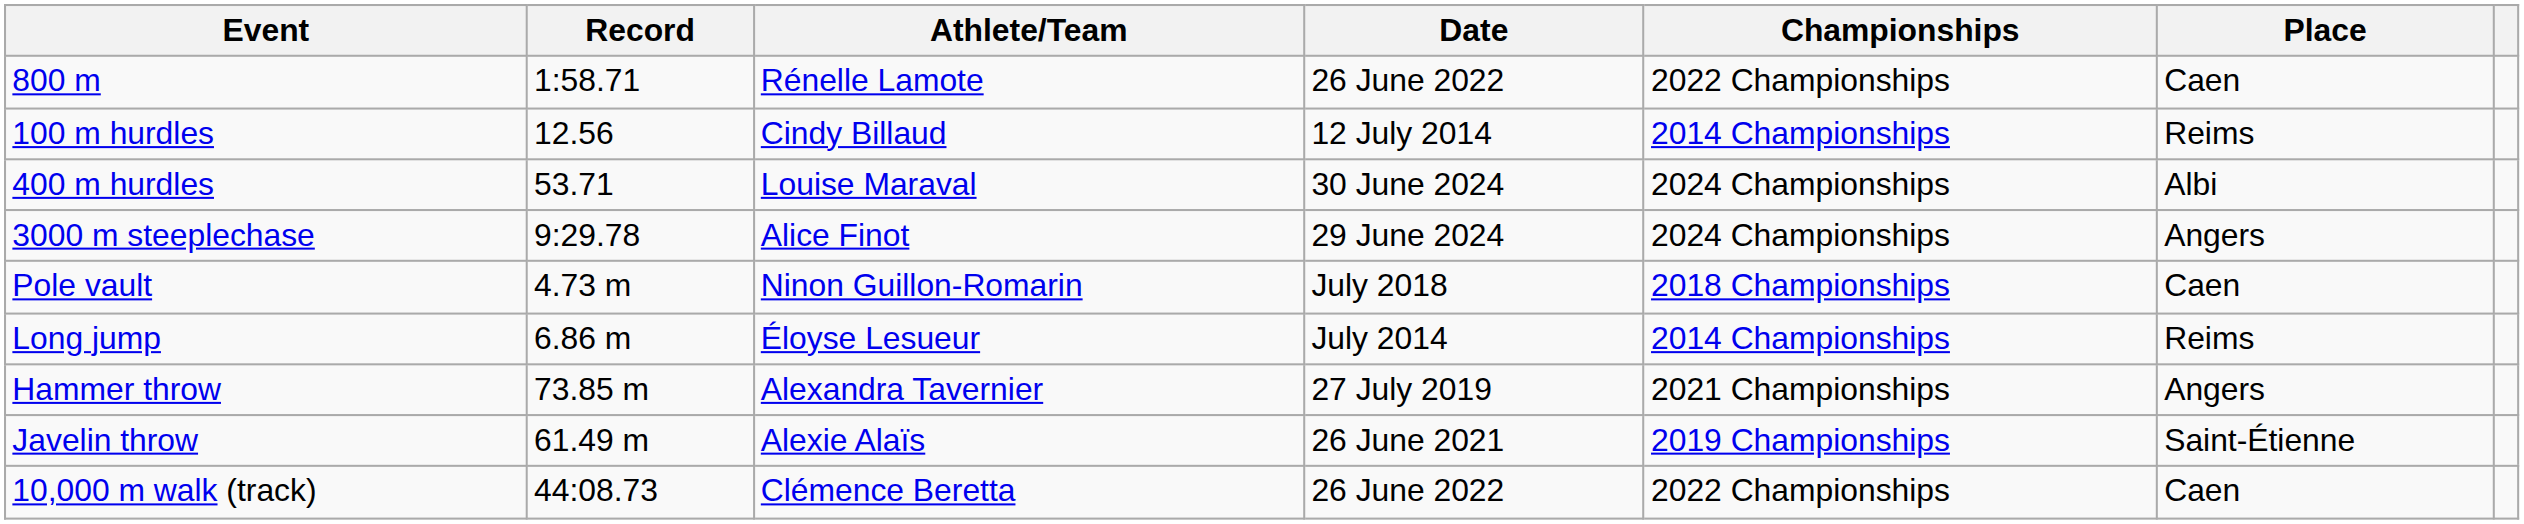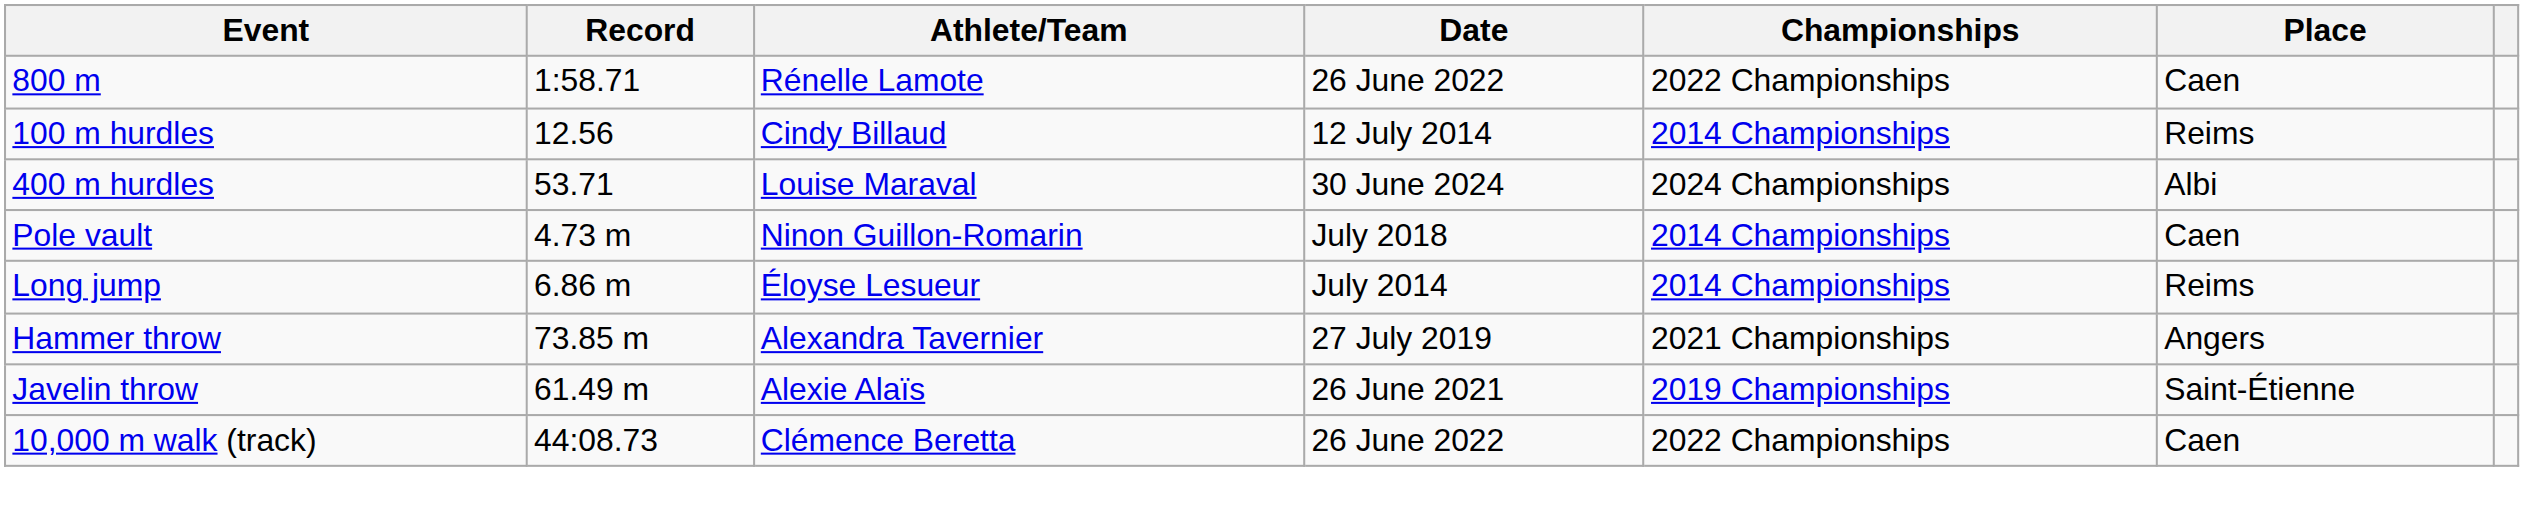- row: (164, 234)
(1800, 286) 2018 Championships -> (1800, 234) 2014 Championships
